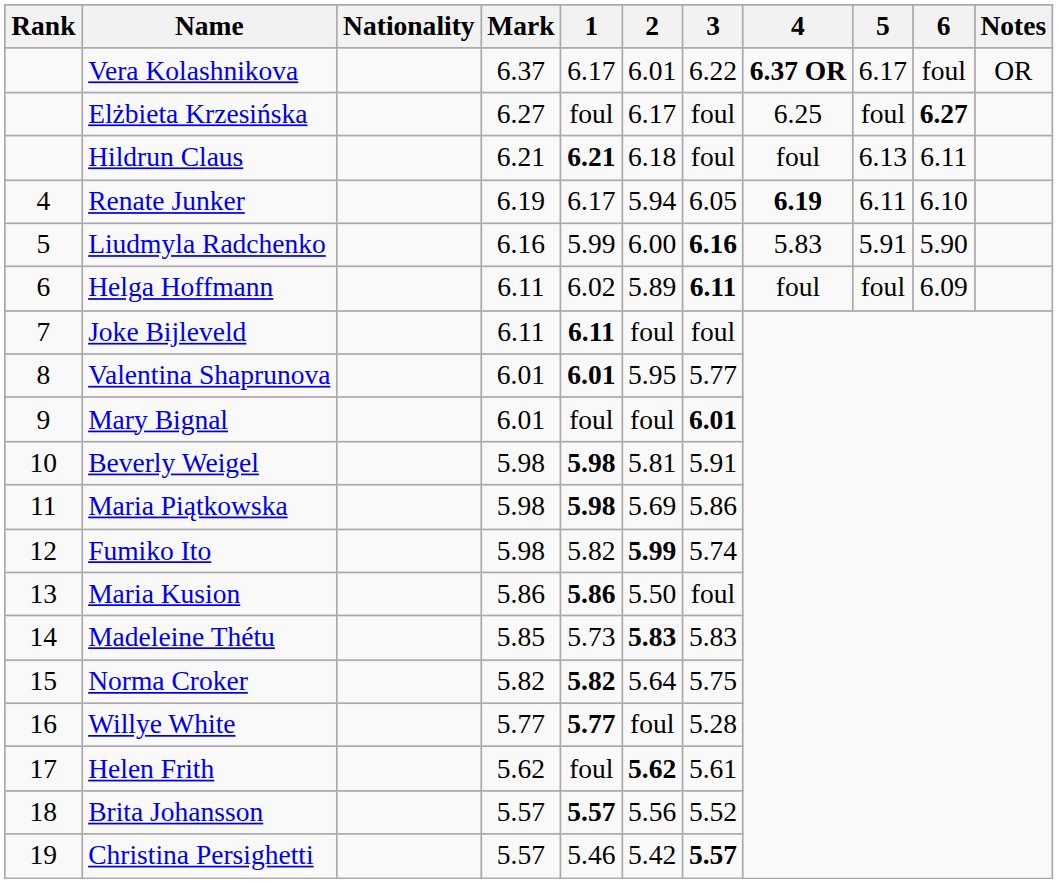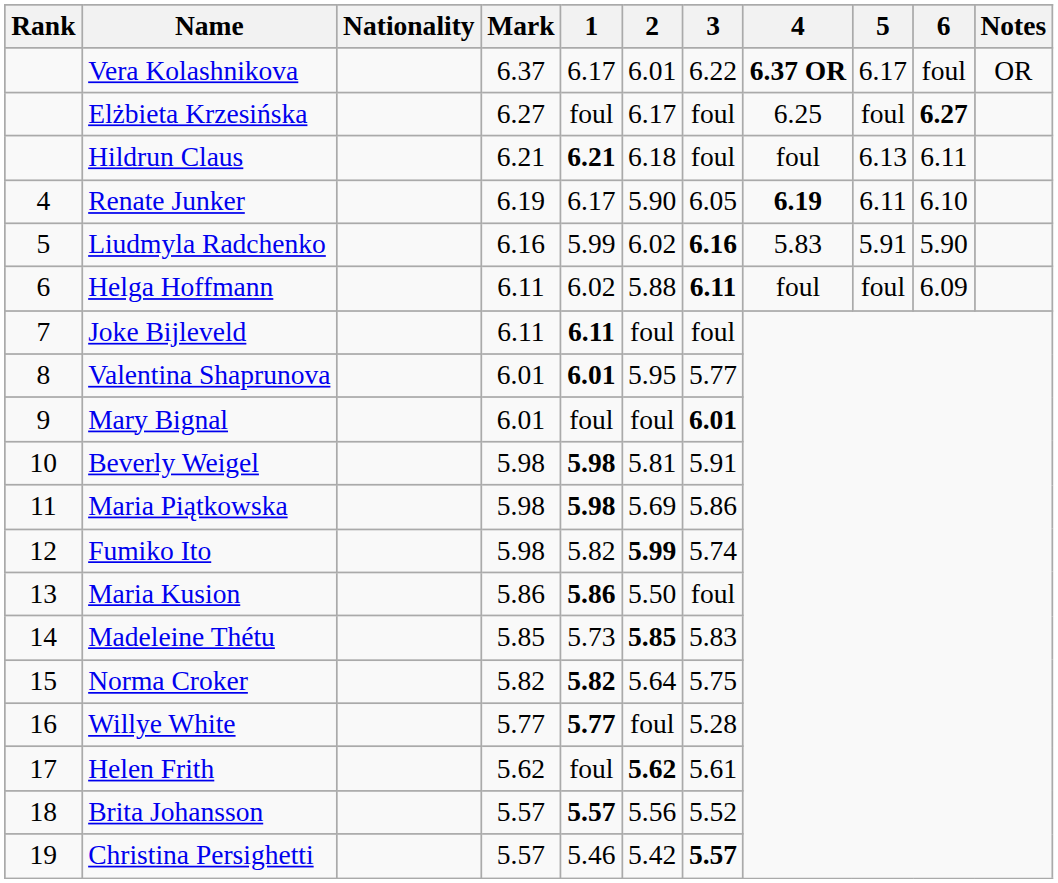(652, 200) 5.94 -> (652, 200) 5.90
(652, 244) 6.00 -> (652, 244) 6.02
(652, 288) 5.89 -> (652, 288) 5.88
(652, 637) 5.83 -> (652, 637) 5.85
